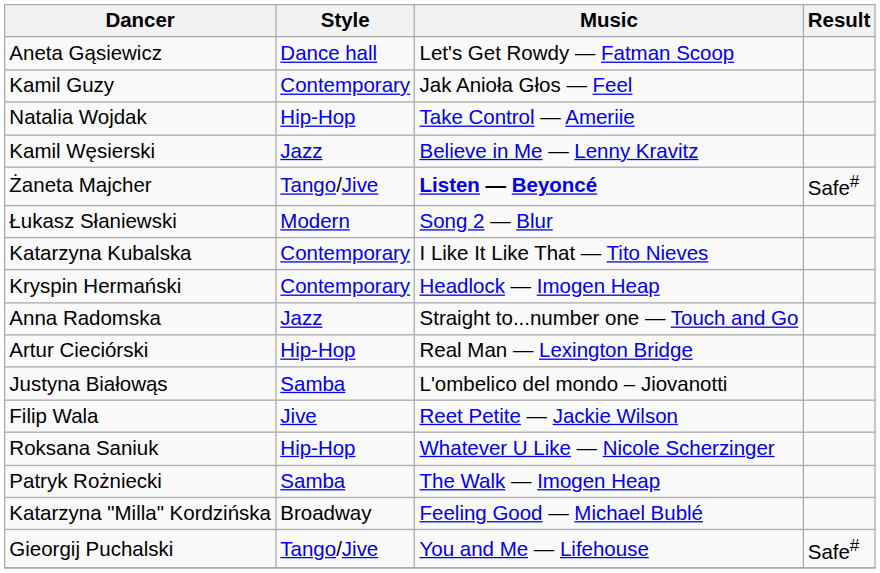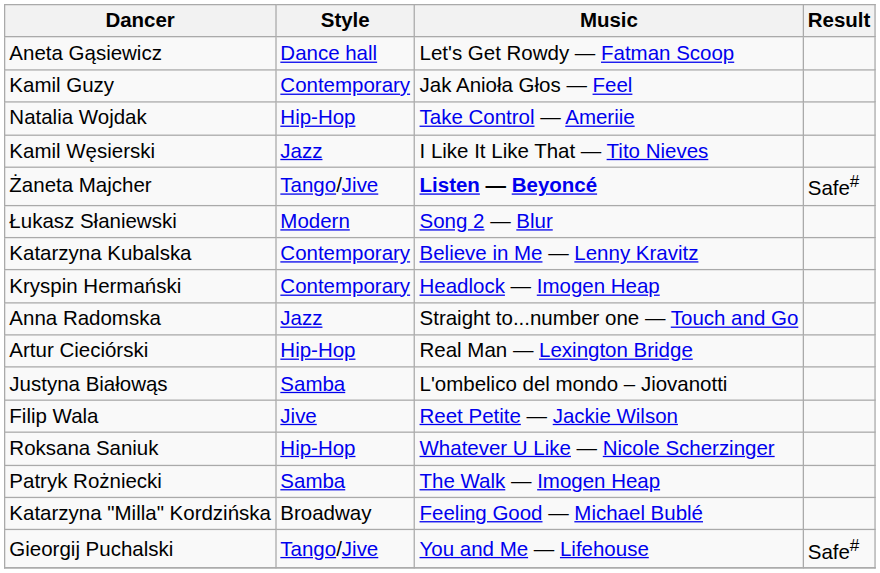(559, 150) Believe in Me — Lenny Kravitz -> (564, 150) I Like It Like That — Tito Nieves
(564, 253) I Like It Like That — Tito Nieves -> (559, 253) Believe in Me — Lenny Kravitz
